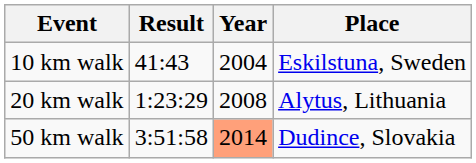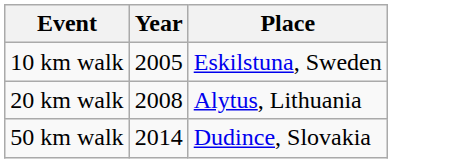- column: (171, 23)
(243, 61) 2004 -> (159, 61) 2005
(243, 137) lightsalmon background -> (159, 137) no background
